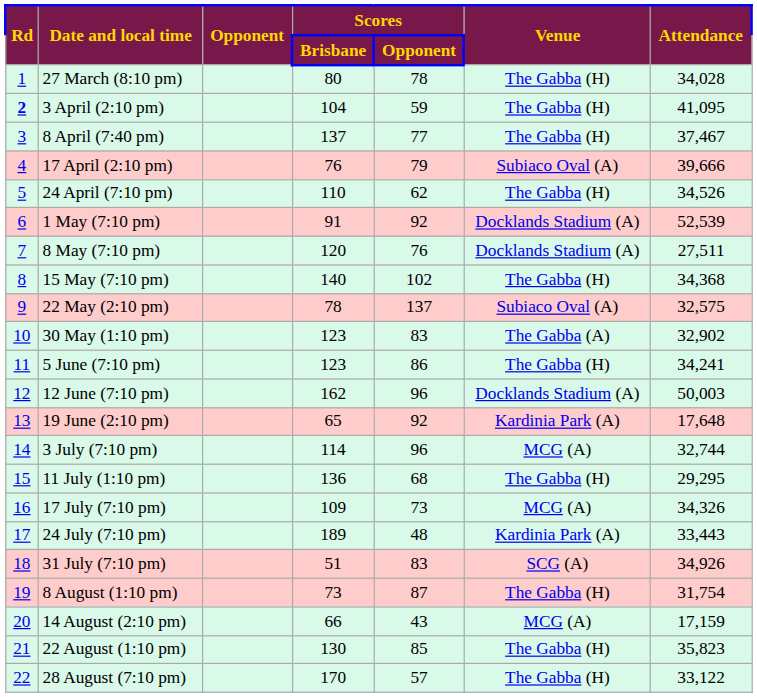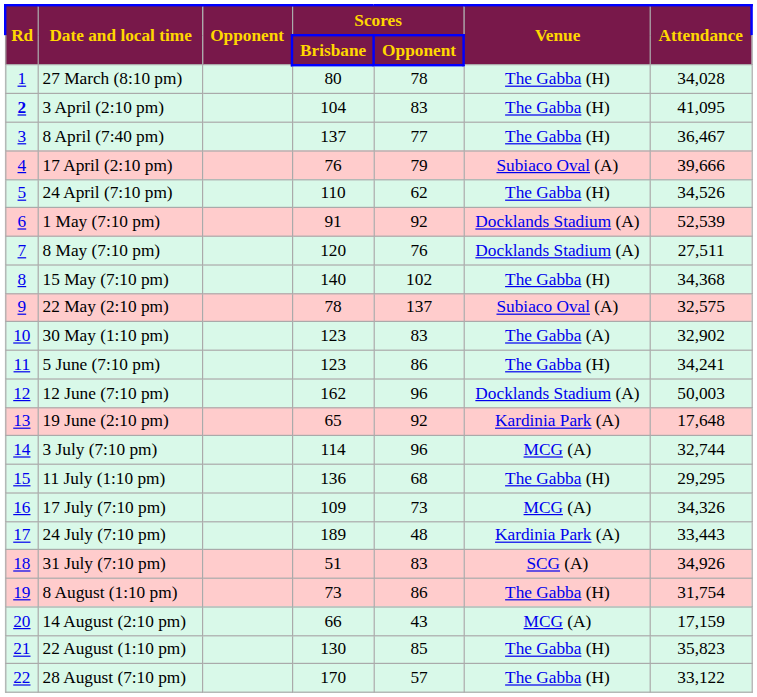(419, 108) 59 -> (419, 108) 83
(701, 136) 37,467 -> (701, 136) 36,467
(419, 592) 87 -> (419, 592) 86
